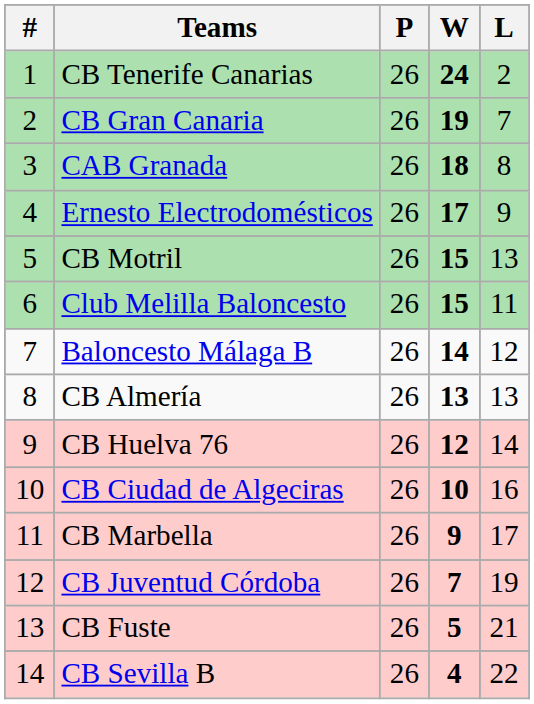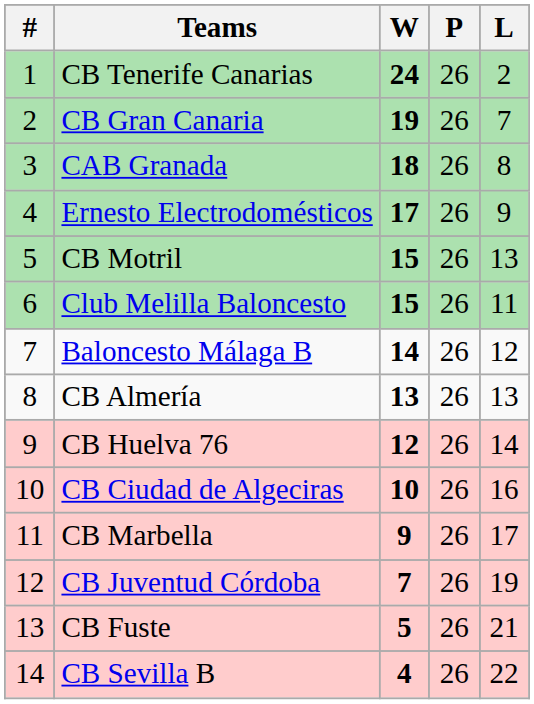columns swapped: (404, 27) <-> (454, 27)
